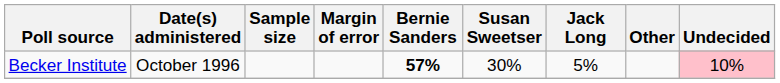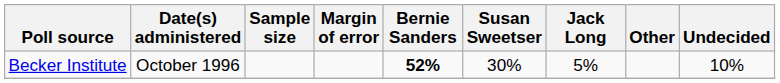(423, 65) 57% -> (423, 65) 52%
(727, 65) pink background -> (727, 65) no background
